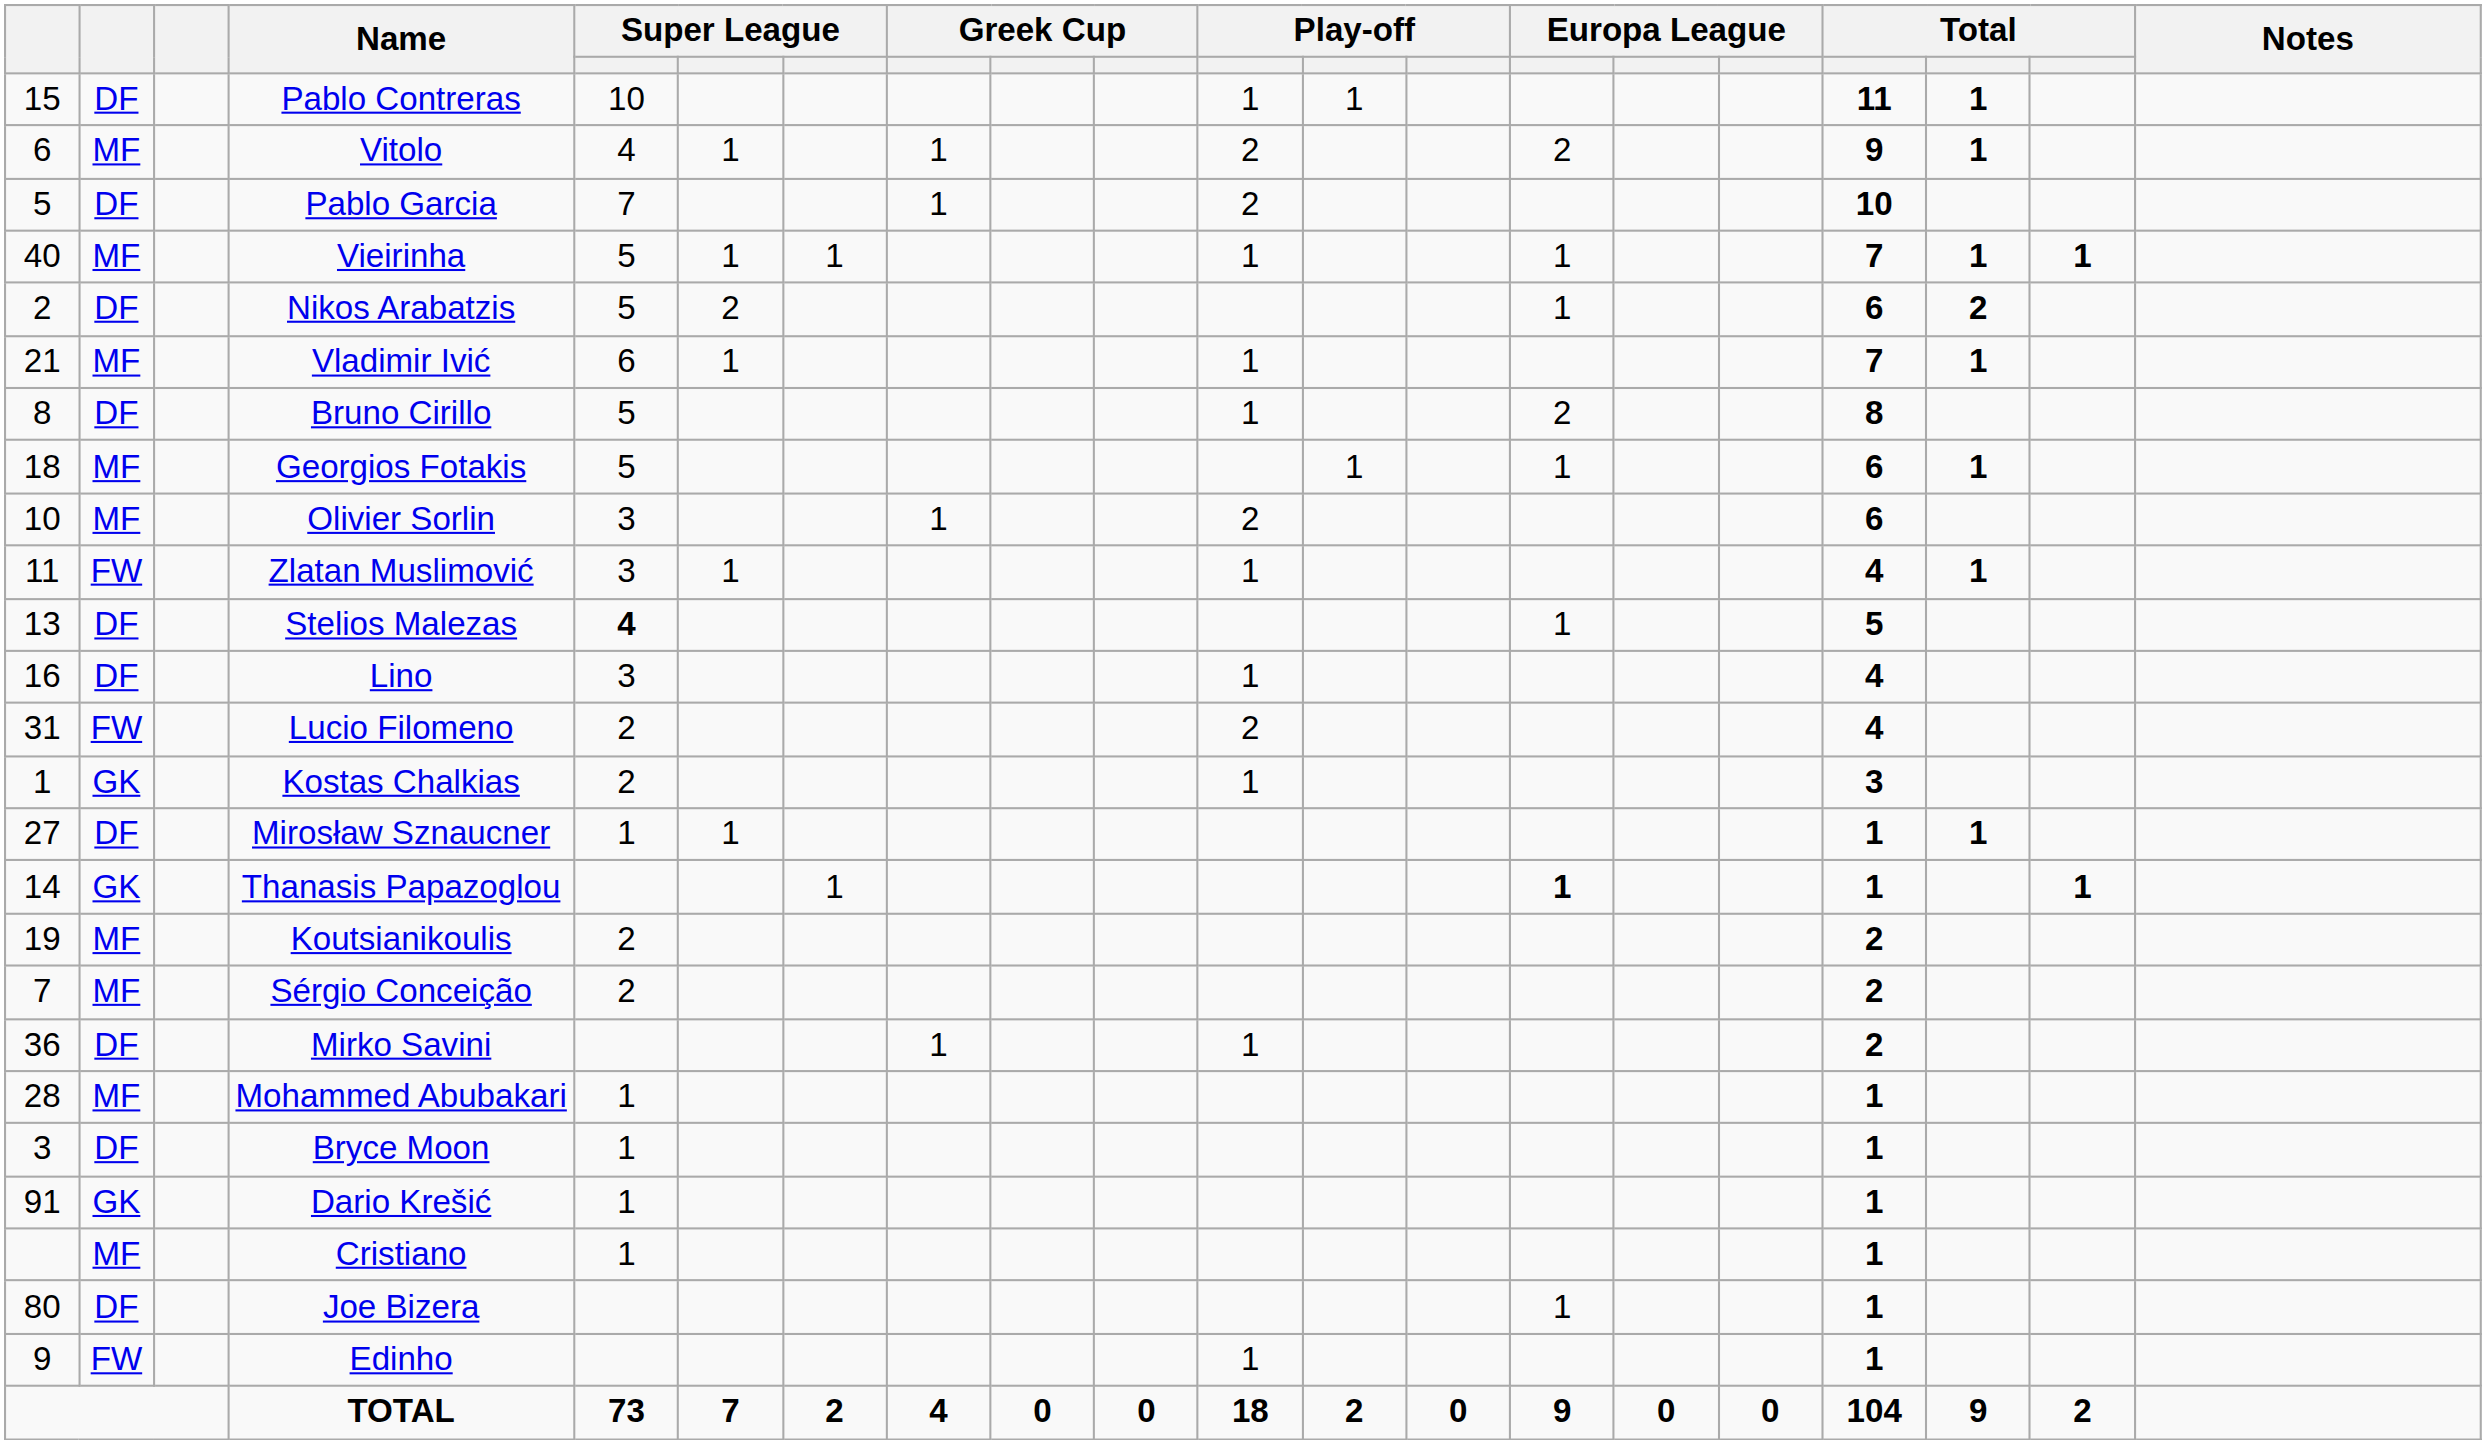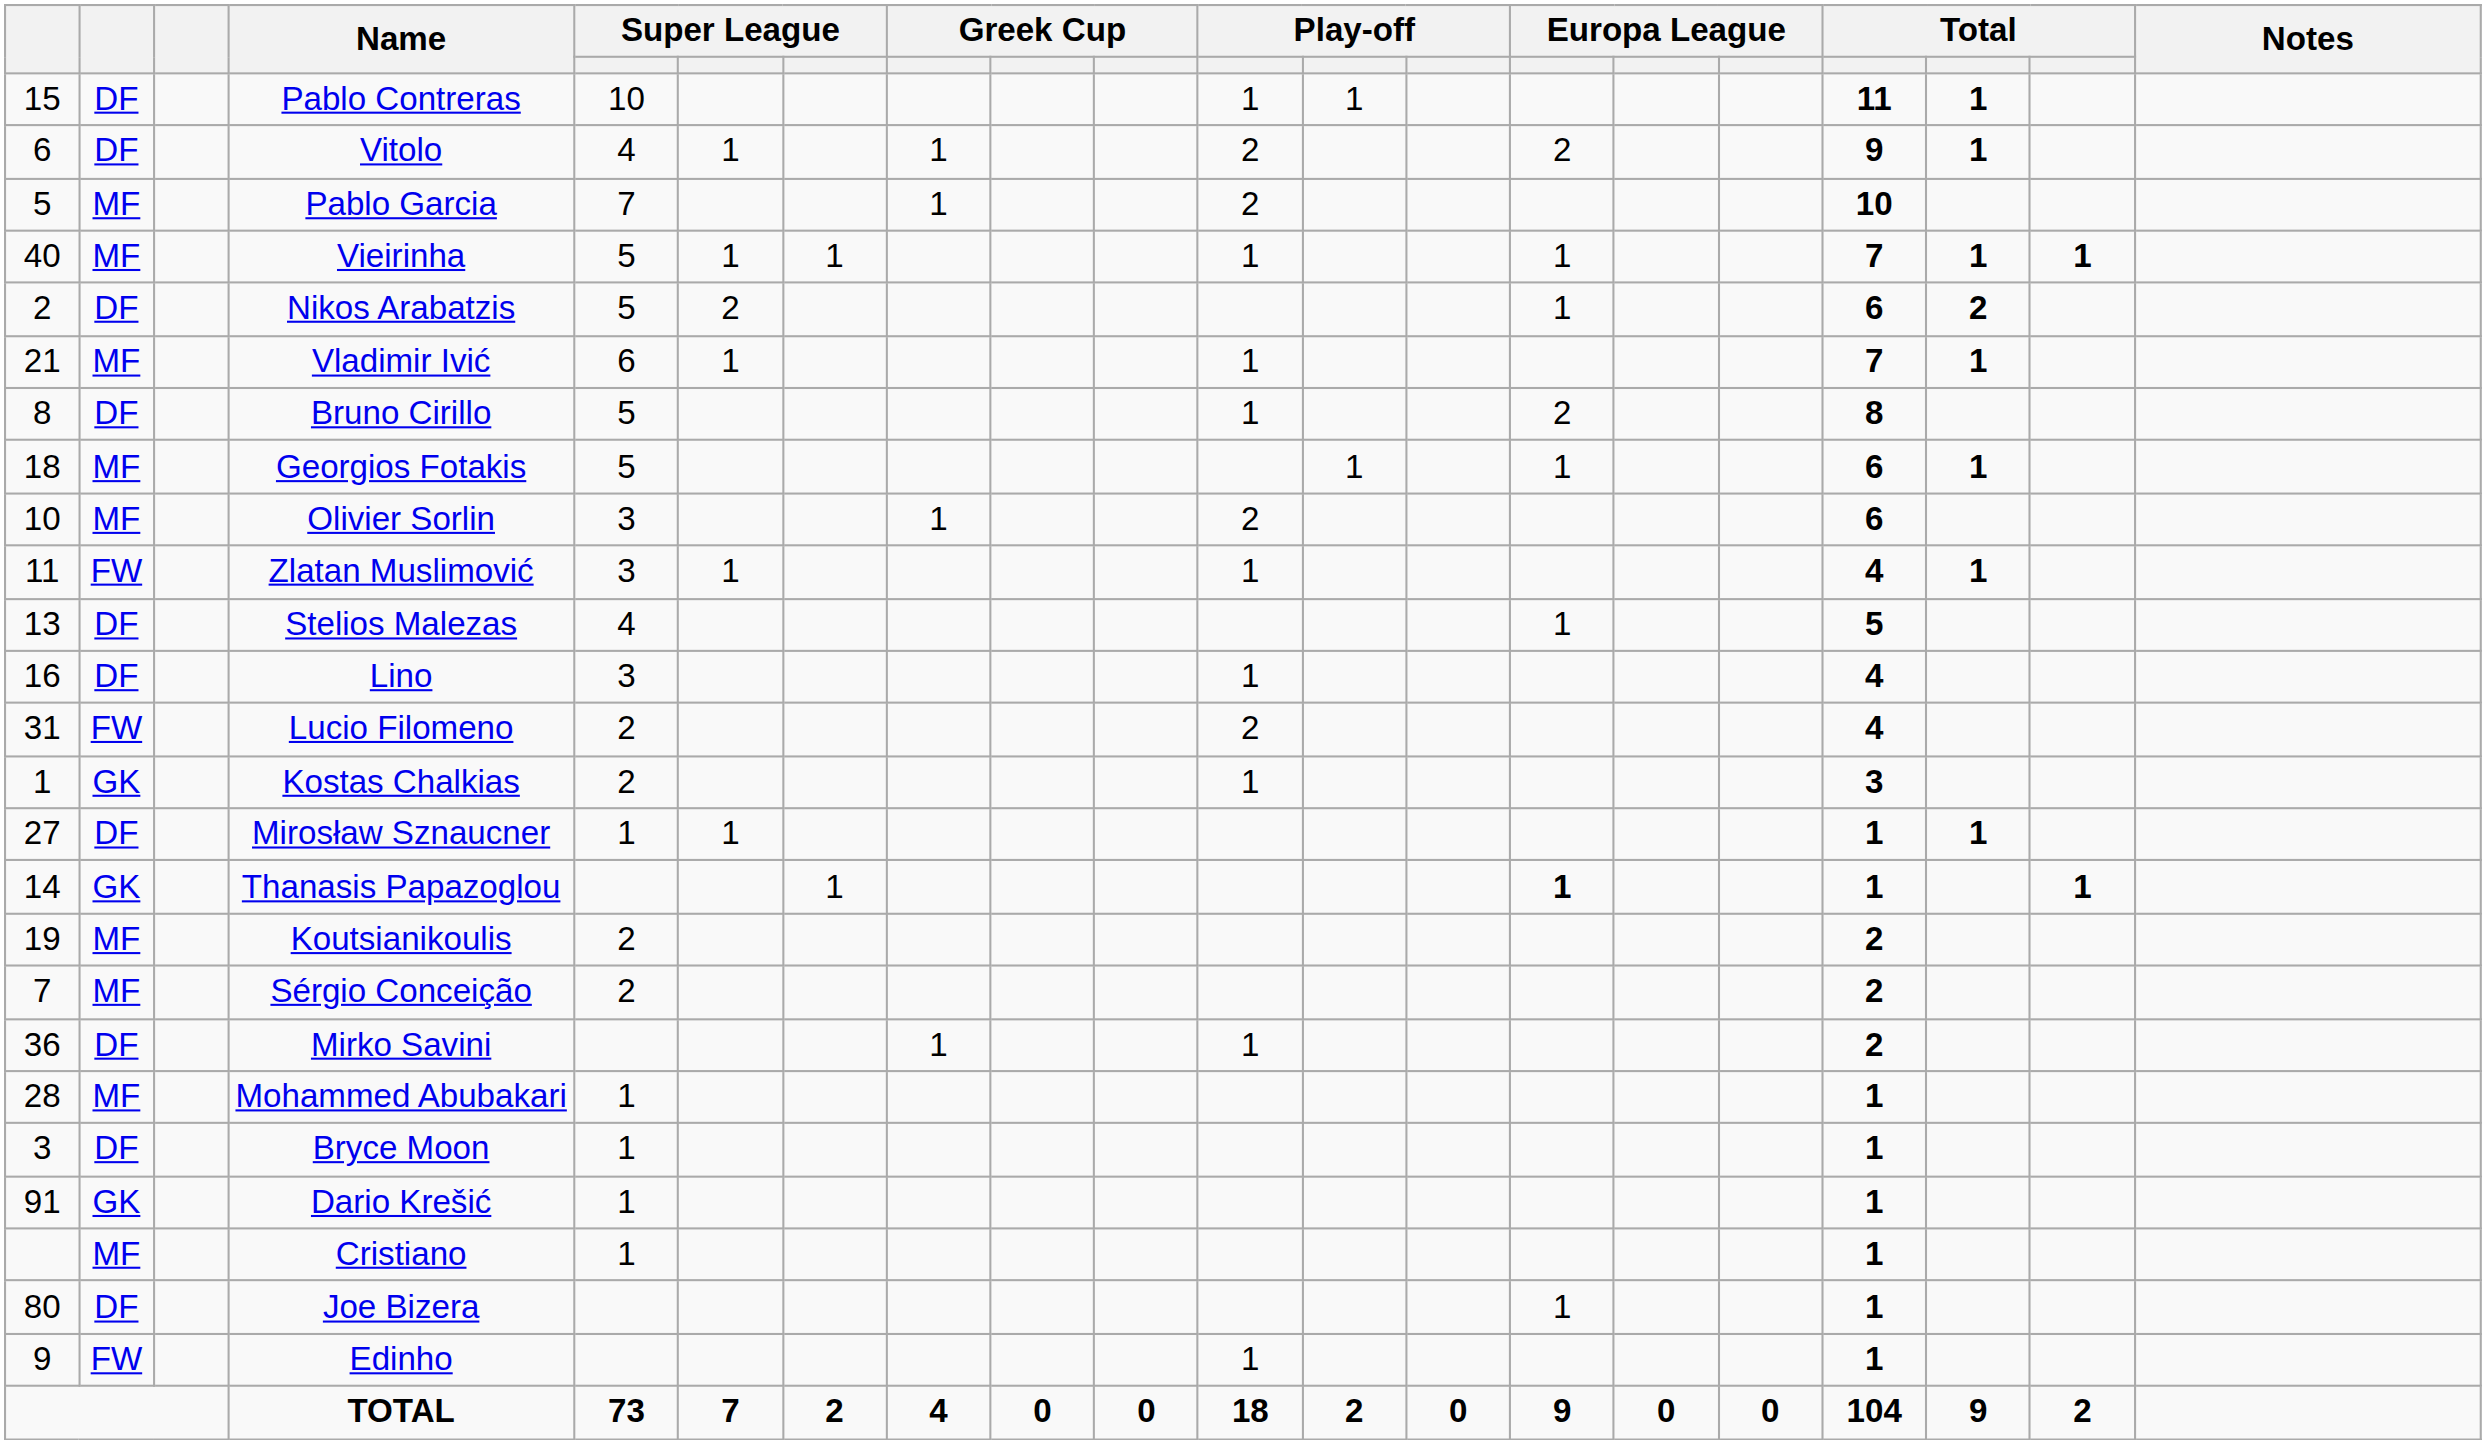(116, 151) MF -> (116, 151) DF
(116, 203) DF -> (116, 203) MF
(626, 623) bold -> (626, 623) normal
